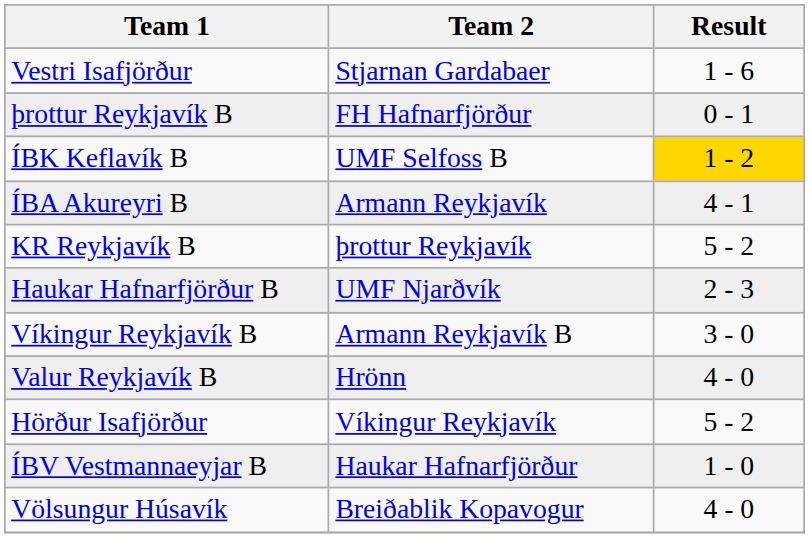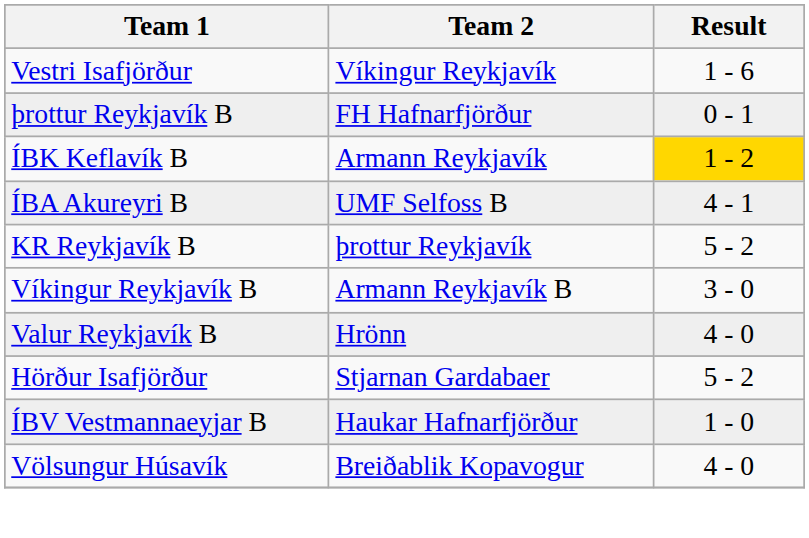(443, 70) Stjarnan Gardabaer -> (446, 70) Víkingur Reykjavík
(422, 158) UMF Selfoss B -> (441, 158) Armann Reykjavík
(441, 202) Armann Reykjavík -> (422, 202) UMF Selfoss B
- row: (145, 289)
(446, 421) Víkingur Reykjavík -> (443, 377) Stjarnan Gardabaer
